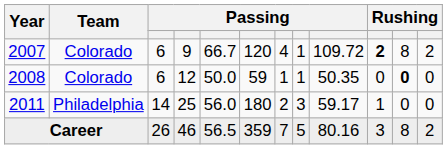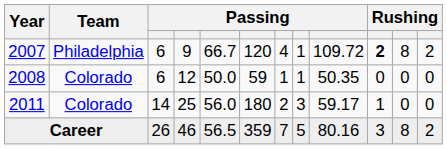(98, 51) Colorado -> (98, 51) Philadelphia
(405, 78) bold -> (405, 78) normal
(98, 104) Philadelphia -> (98, 104) Colorado
